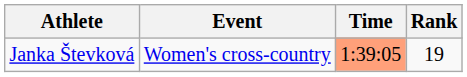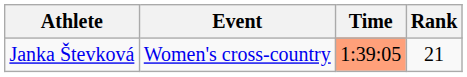(434, 54) 19 -> (434, 54) 21
